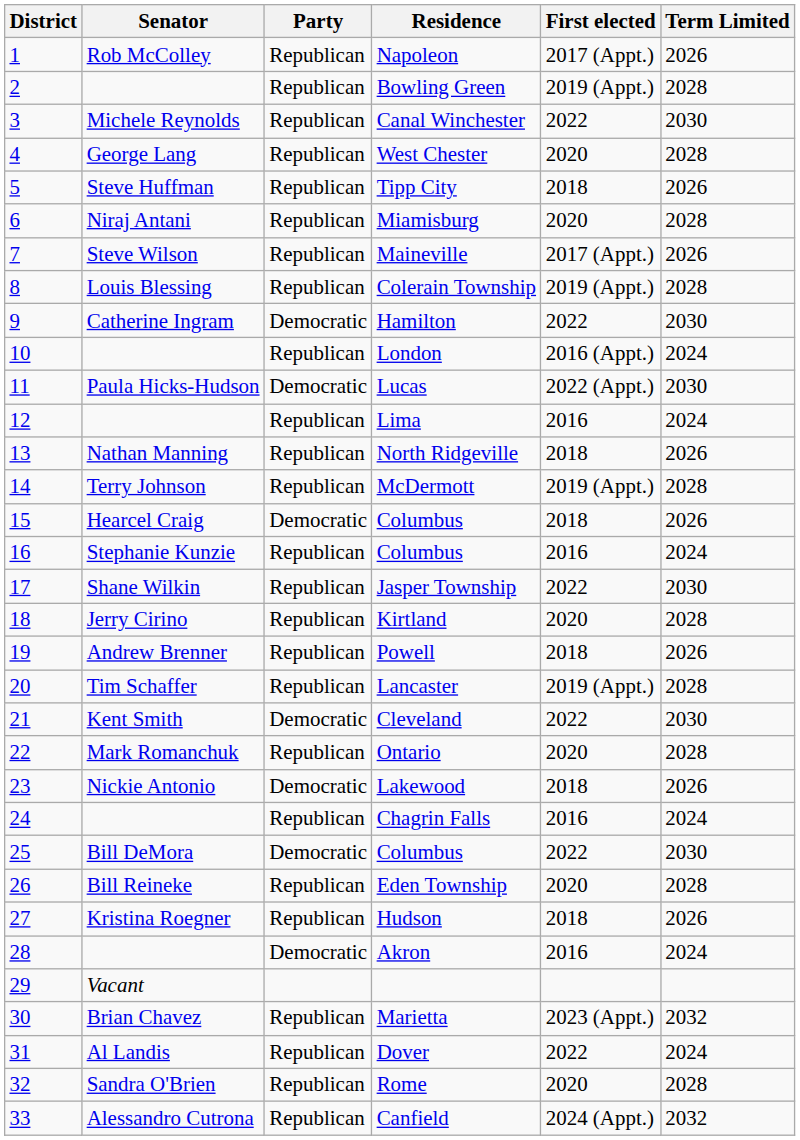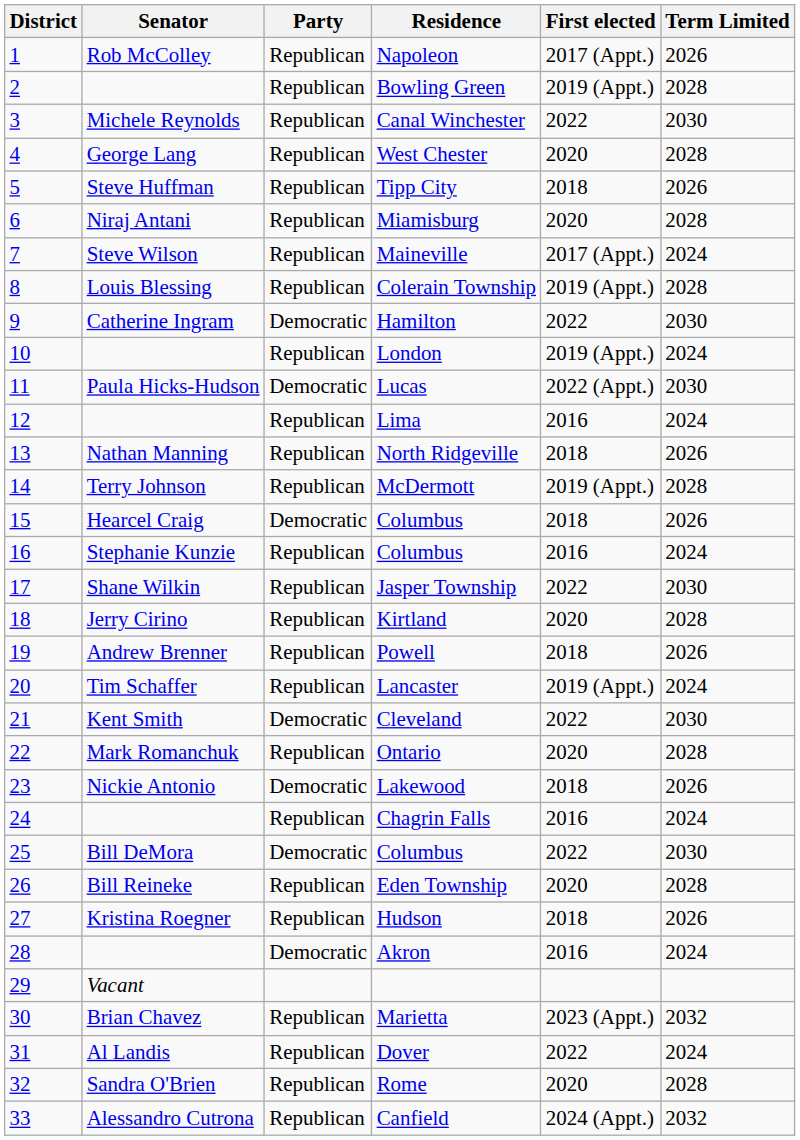(686, 253) 2026 -> (686, 253) 2024
(600, 353) 2016 (Appt.) -> (600, 353) 2019 (Appt.)
(686, 685) 2028 -> (686, 685) 2024
